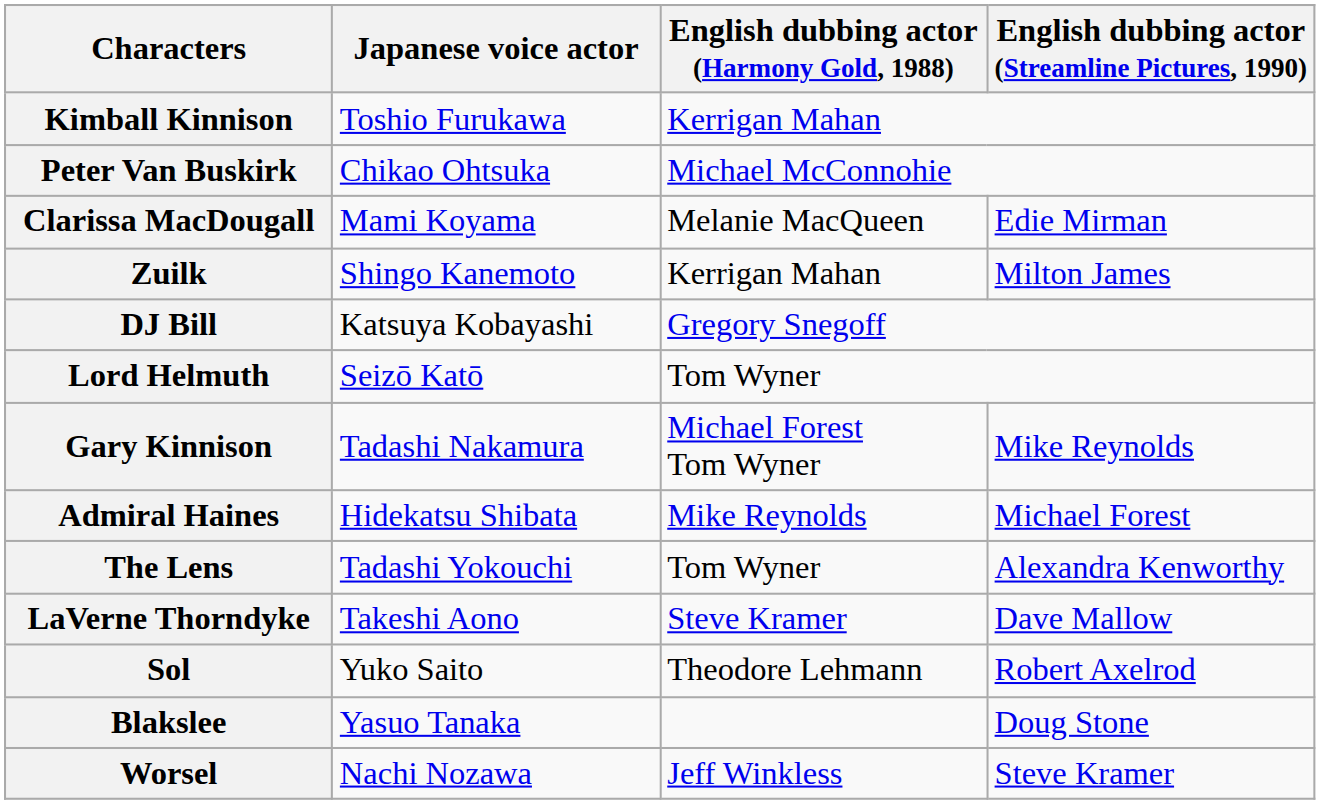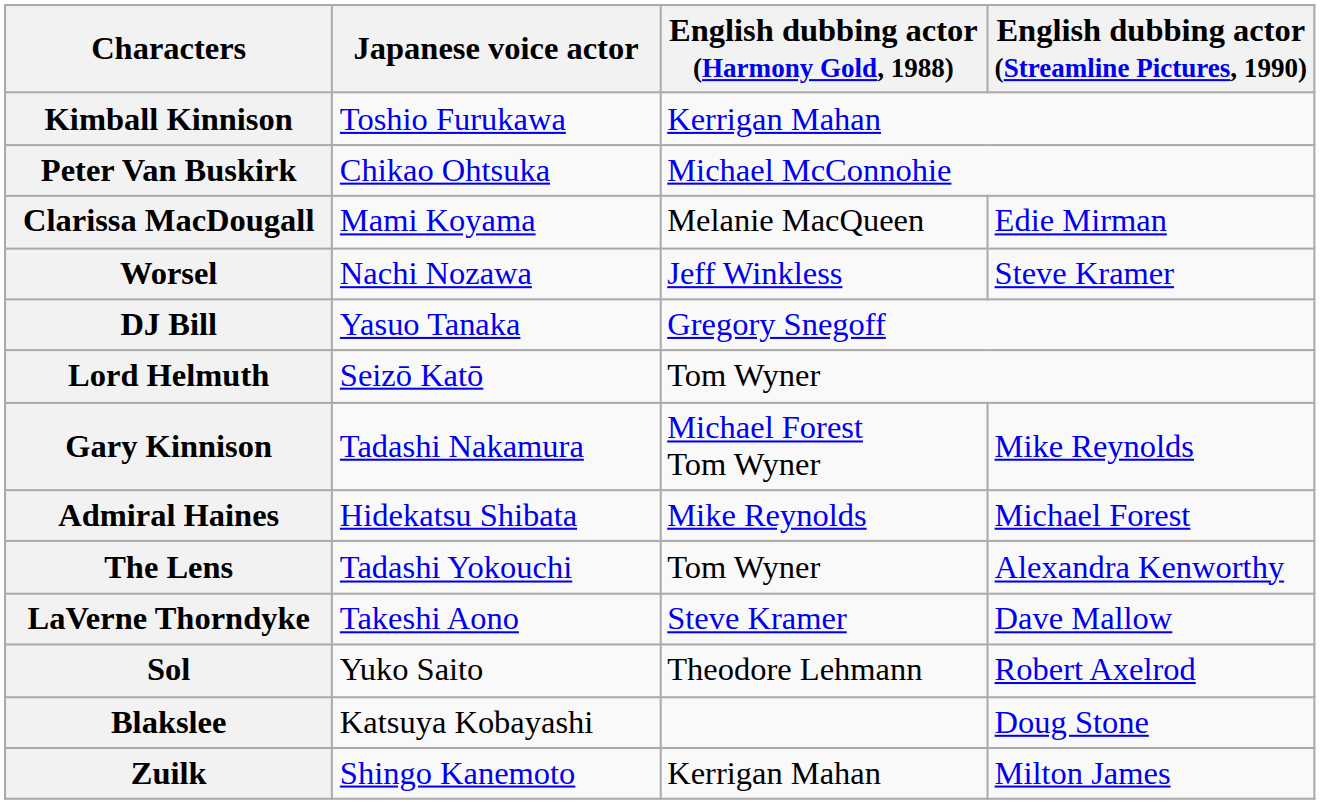rows swapped: (169, 772) <-> (169, 272)
(467, 324) Katsuya Kobayashi -> (430, 324) Yasuo Tanaka
(430, 721) Yasuo Tanaka -> (467, 721) Katsuya Kobayashi
